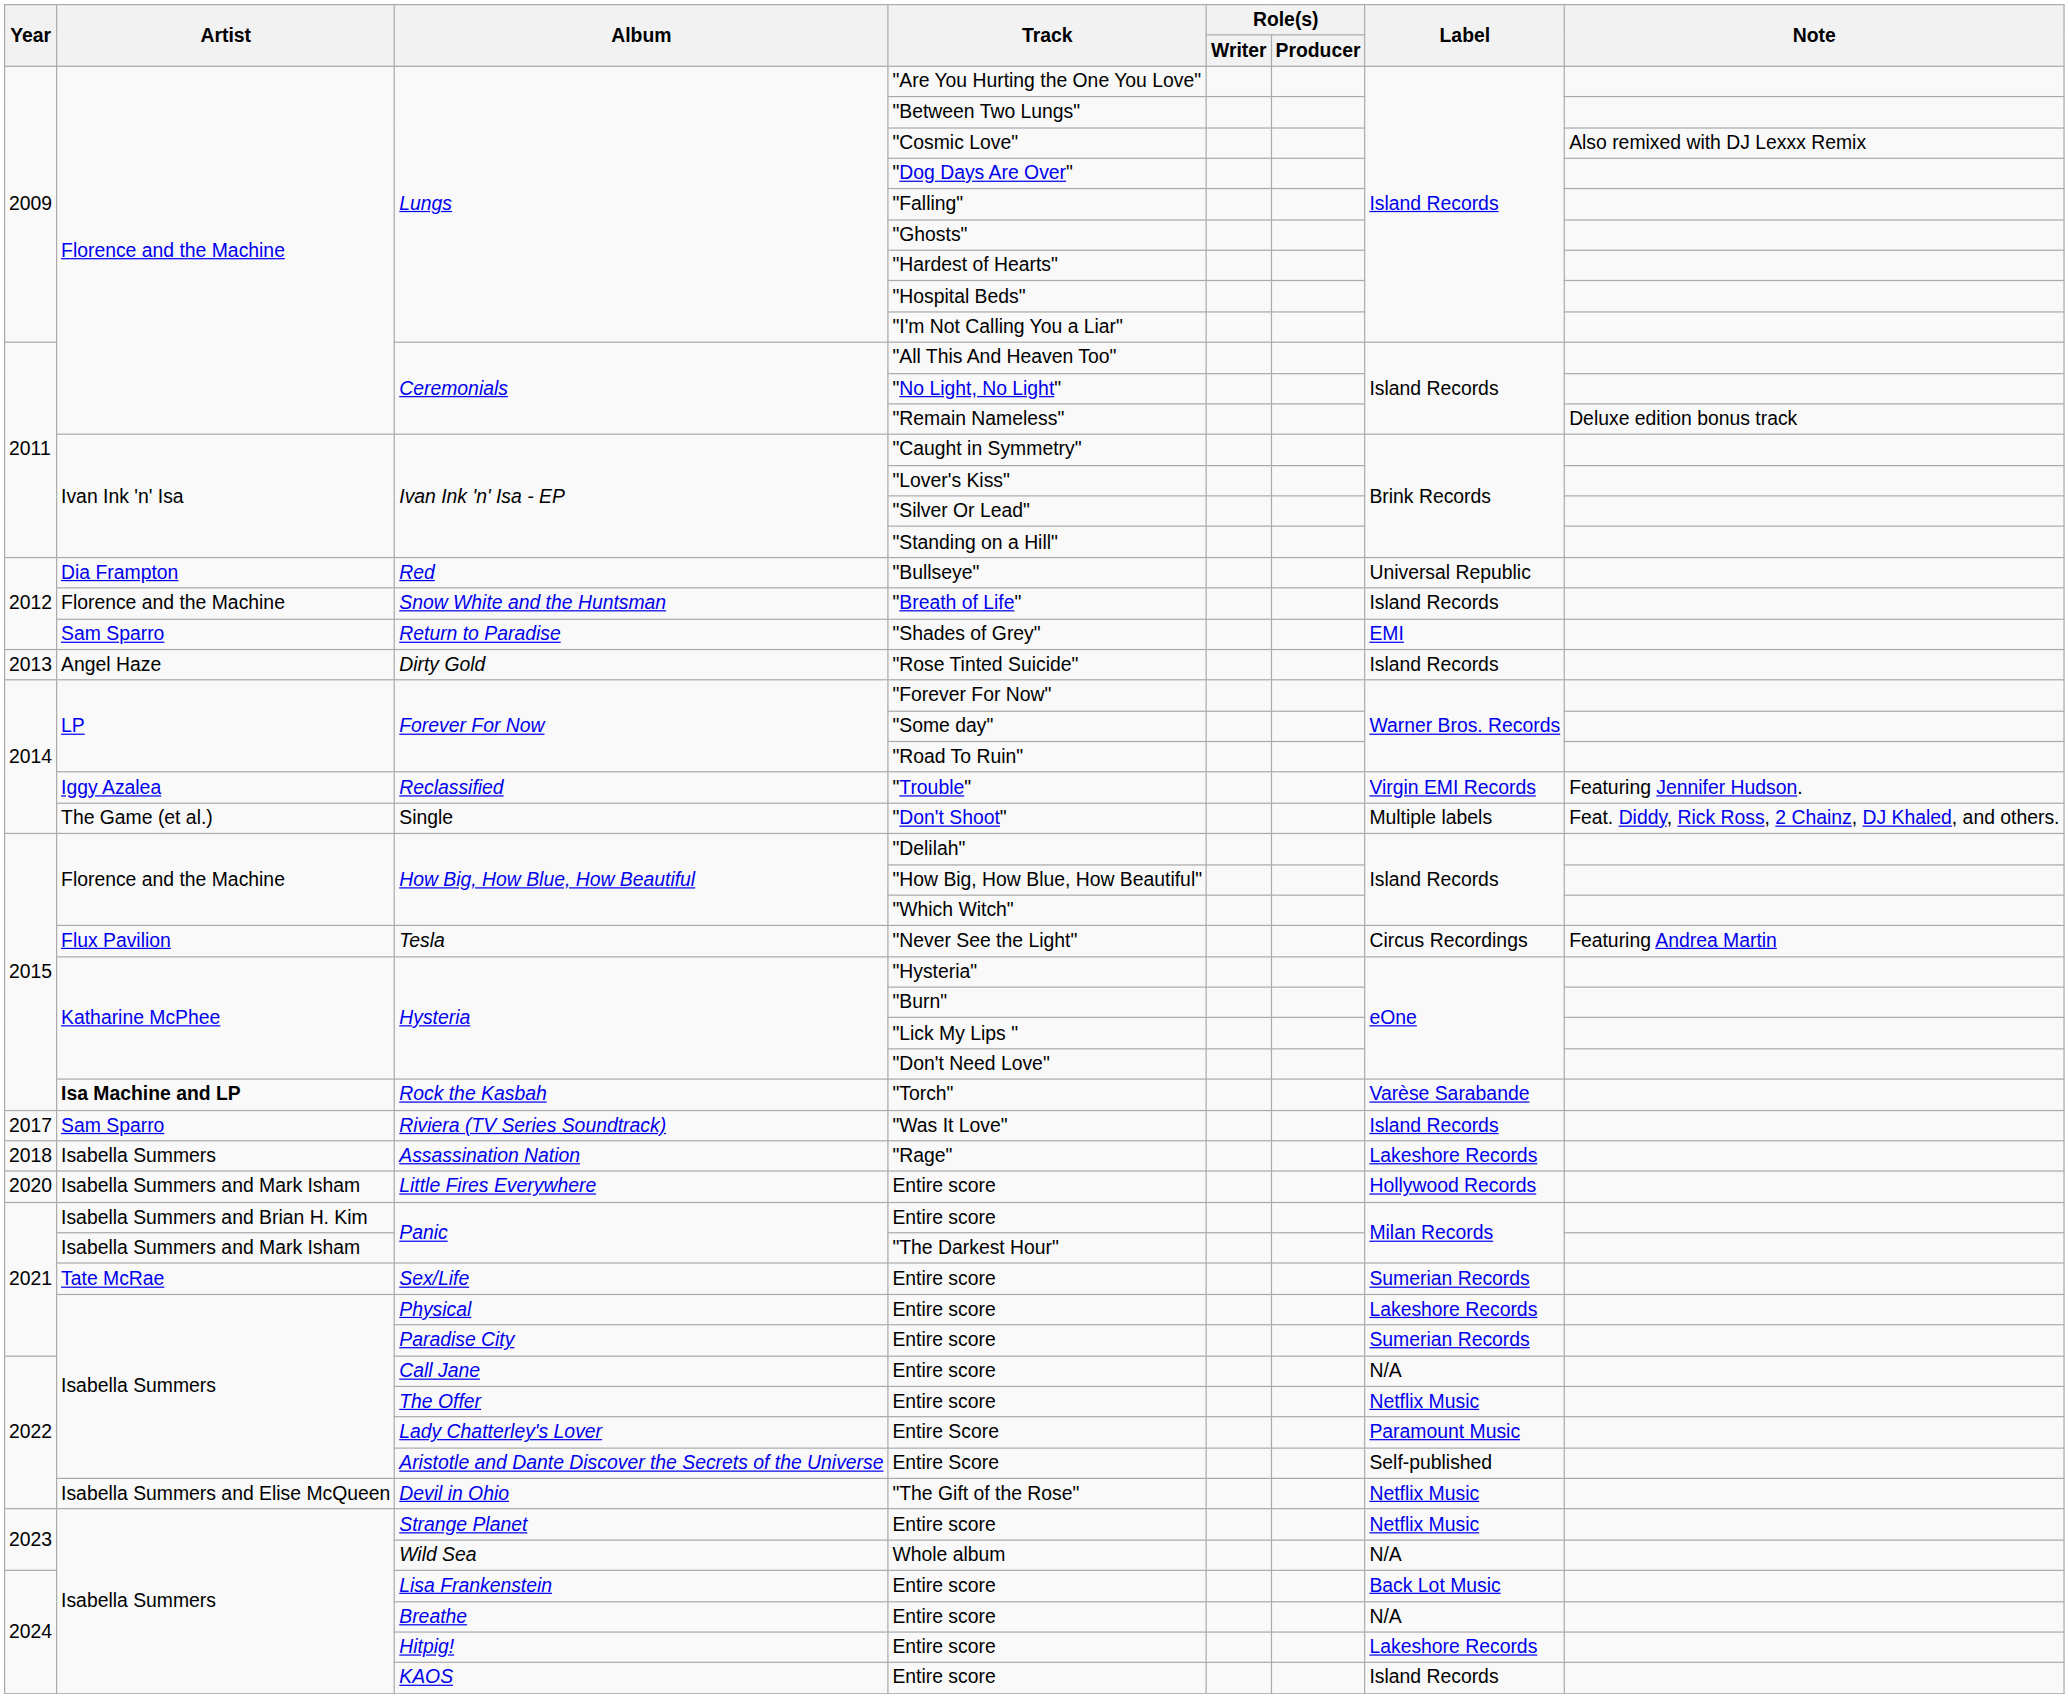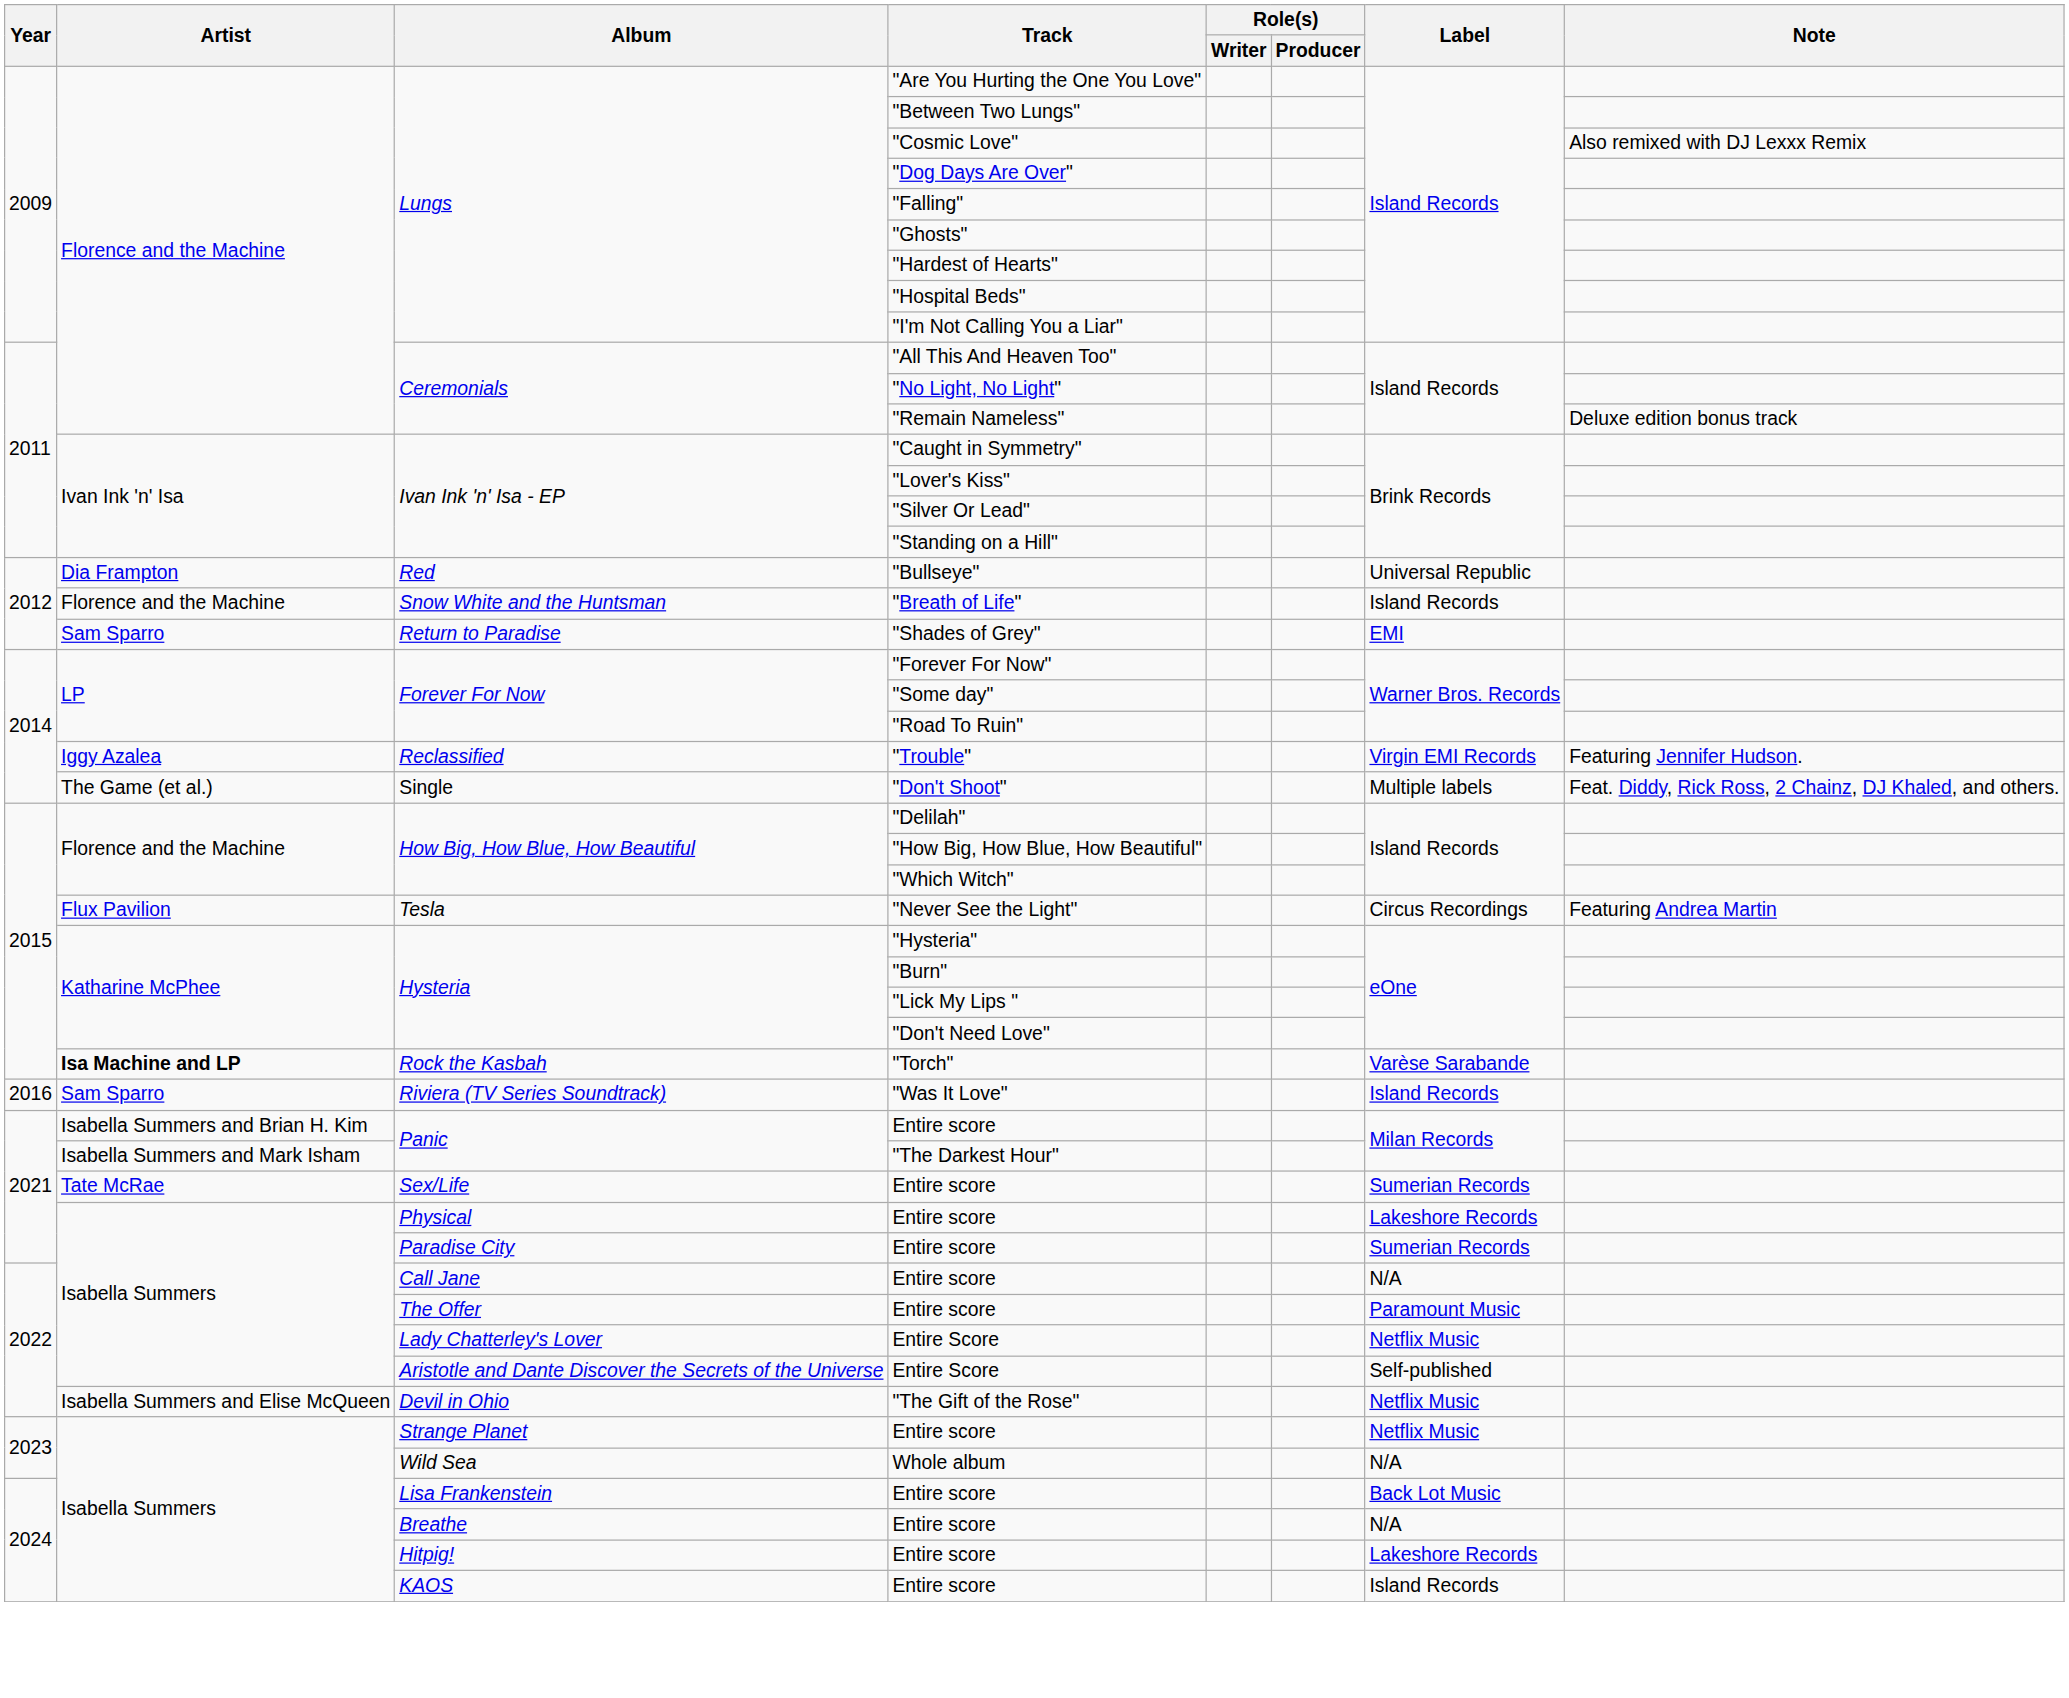- row: (442, 664)
(31, 1125) 2017 -> (31, 1094) 2016
- row: (490, 1155)
- row: (498, 1186)
(1424, 1401) Netflix Music -> (1445, 1309) Paramount Music
(1445, 1432) Paramount Music -> (1424, 1340) Netflix Music
